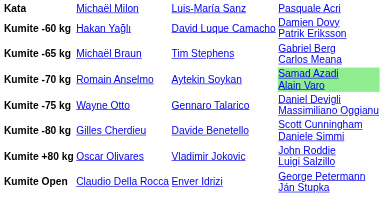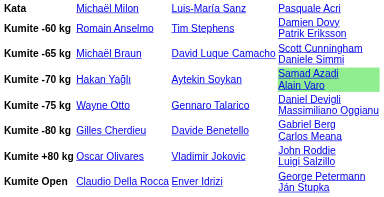(104, 28) Hakan Yağlı -> (115, 28) Romain Anselmo
(224, 28) David Luque Camacho -> (203, 28) Tim Stephens
(203, 54) Tim Stephens -> (224, 54) David Luque Camacho
(310, 54) Gabriel Berg Carlos Meana -> (320, 54) Scott Cunningham Daniele Simmi
(115, 79) Romain Anselmo -> (104, 79) Hakan Yağlı
(320, 131) Scott Cunningham Daniele Simmi -> (310, 131) Gabriel Berg Carlos Meana
